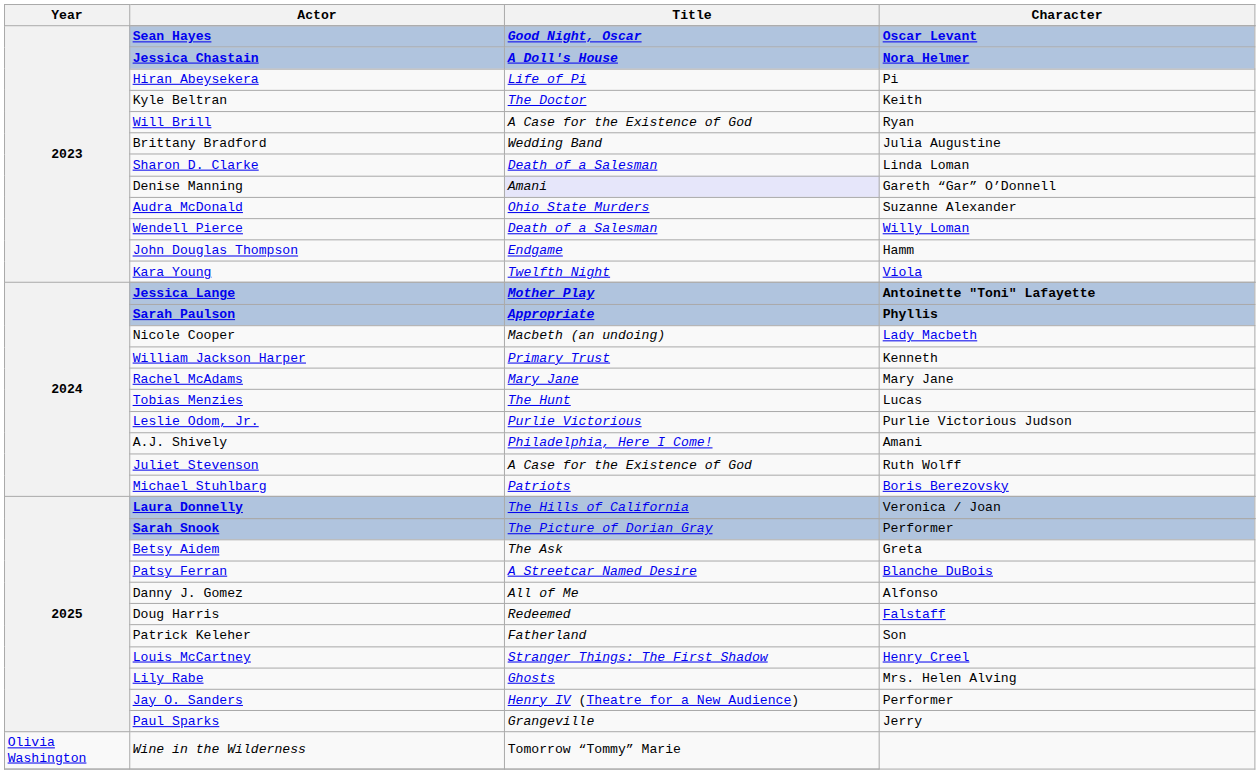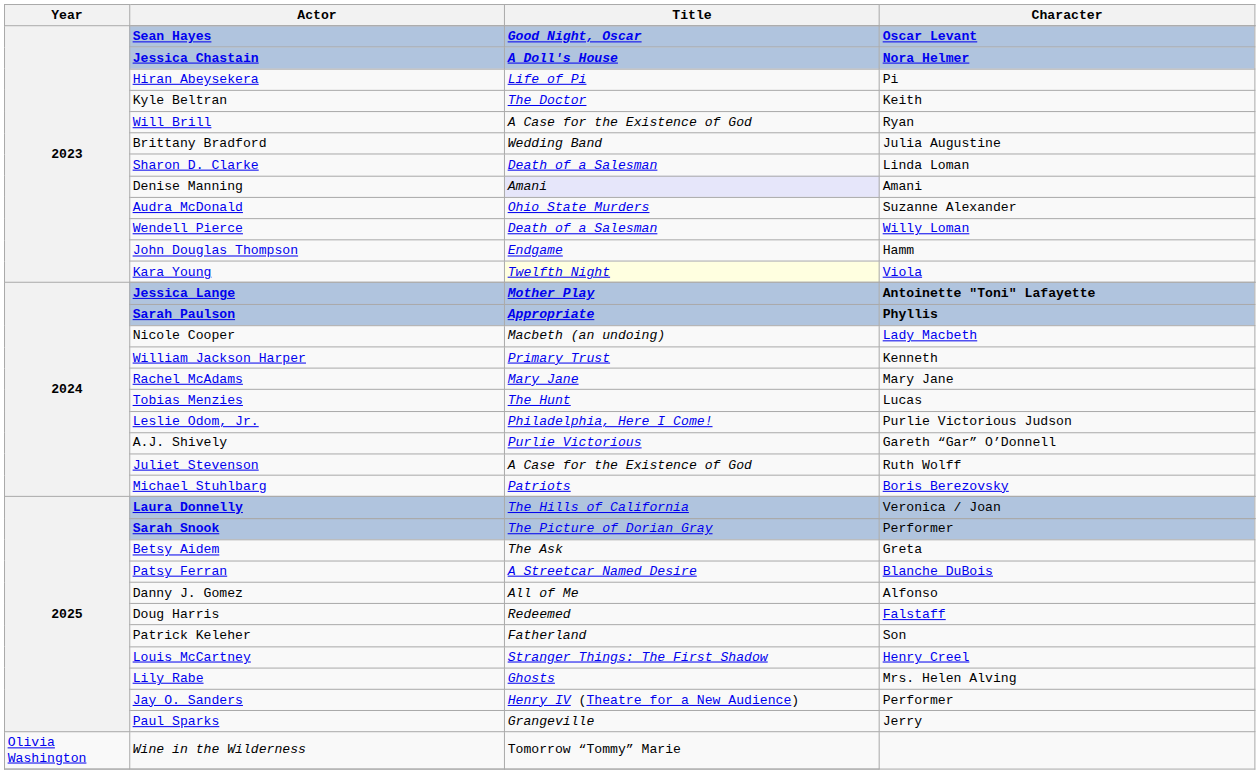(969, 186) Gareth “Gar” O’Donnell -> (902, 186) Amani
(559, 272) no background -> (559, 272) lightyellow background
(575, 422) Purlie Victorious -> (610, 422) Philadelphia, Here I Come!
(610, 443) Philadelphia, Here I Come! -> (575, 443) Purlie Victorious
(902, 443) Amani -> (969, 443) Gareth “Gar” O’Donnell
